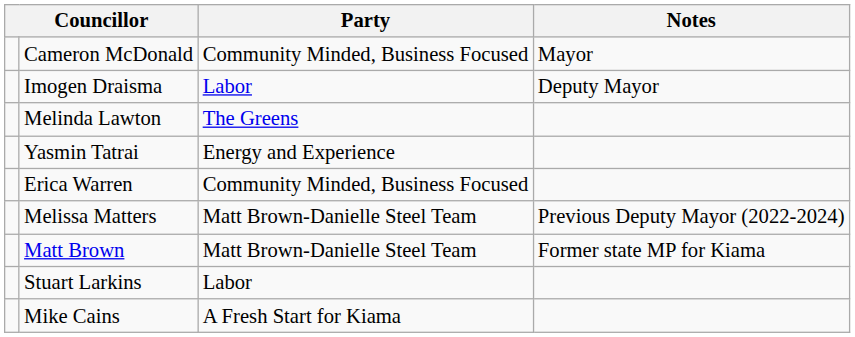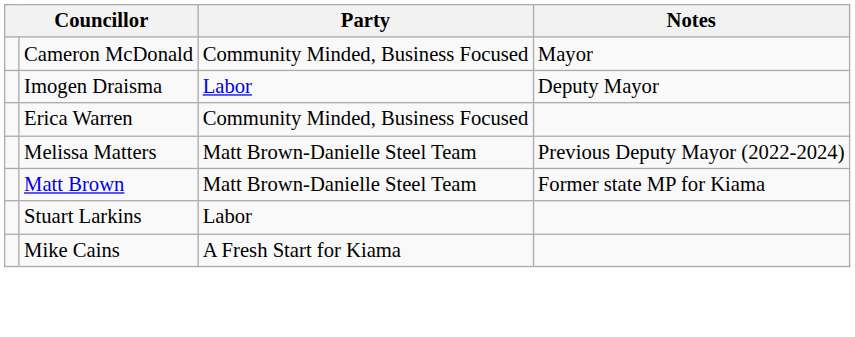- row: (93, 119)
- row: (81, 151)
